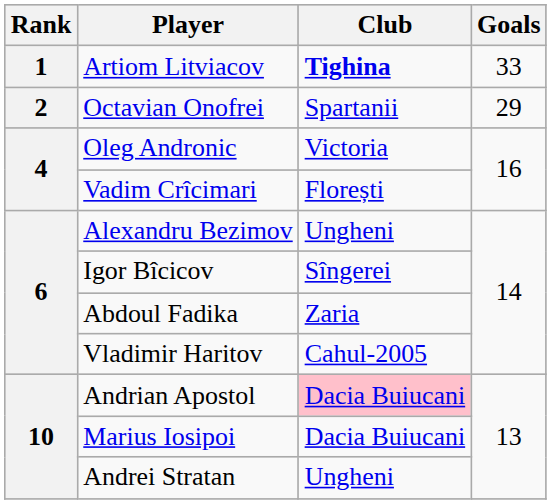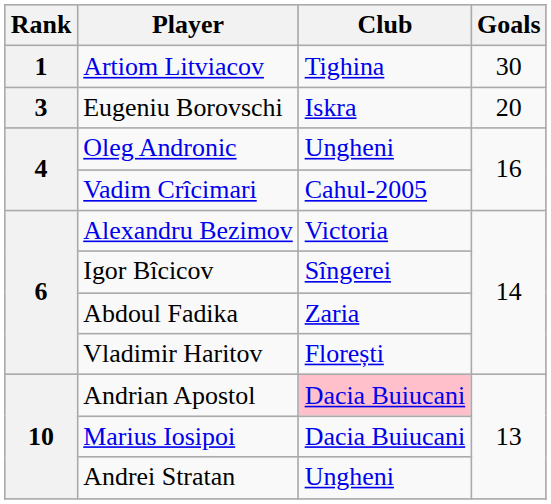(348, 66) bold -> (345, 66) normal
(509, 66) 33 -> (509, 66) 30
- row: (174, 107)
+ row: (183, 107)
(346, 148) Victoria -> (349, 148) Ungheni
(344, 189) Florești -> (366, 189) Cahul-2005
(349, 230) Ungheni -> (346, 230) Victoria
(366, 353) Cahul-2005 -> (344, 353) Florești
